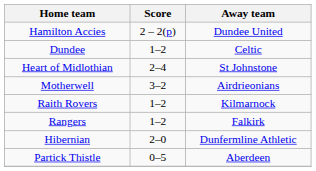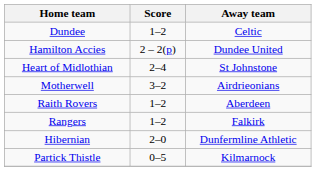rows swapped: (67, 49) <-> (67, 31)
(248, 103) Kilmarnock -> (248, 103) Aberdeen
(248, 157) Aberdeen -> (248, 157) Kilmarnock
